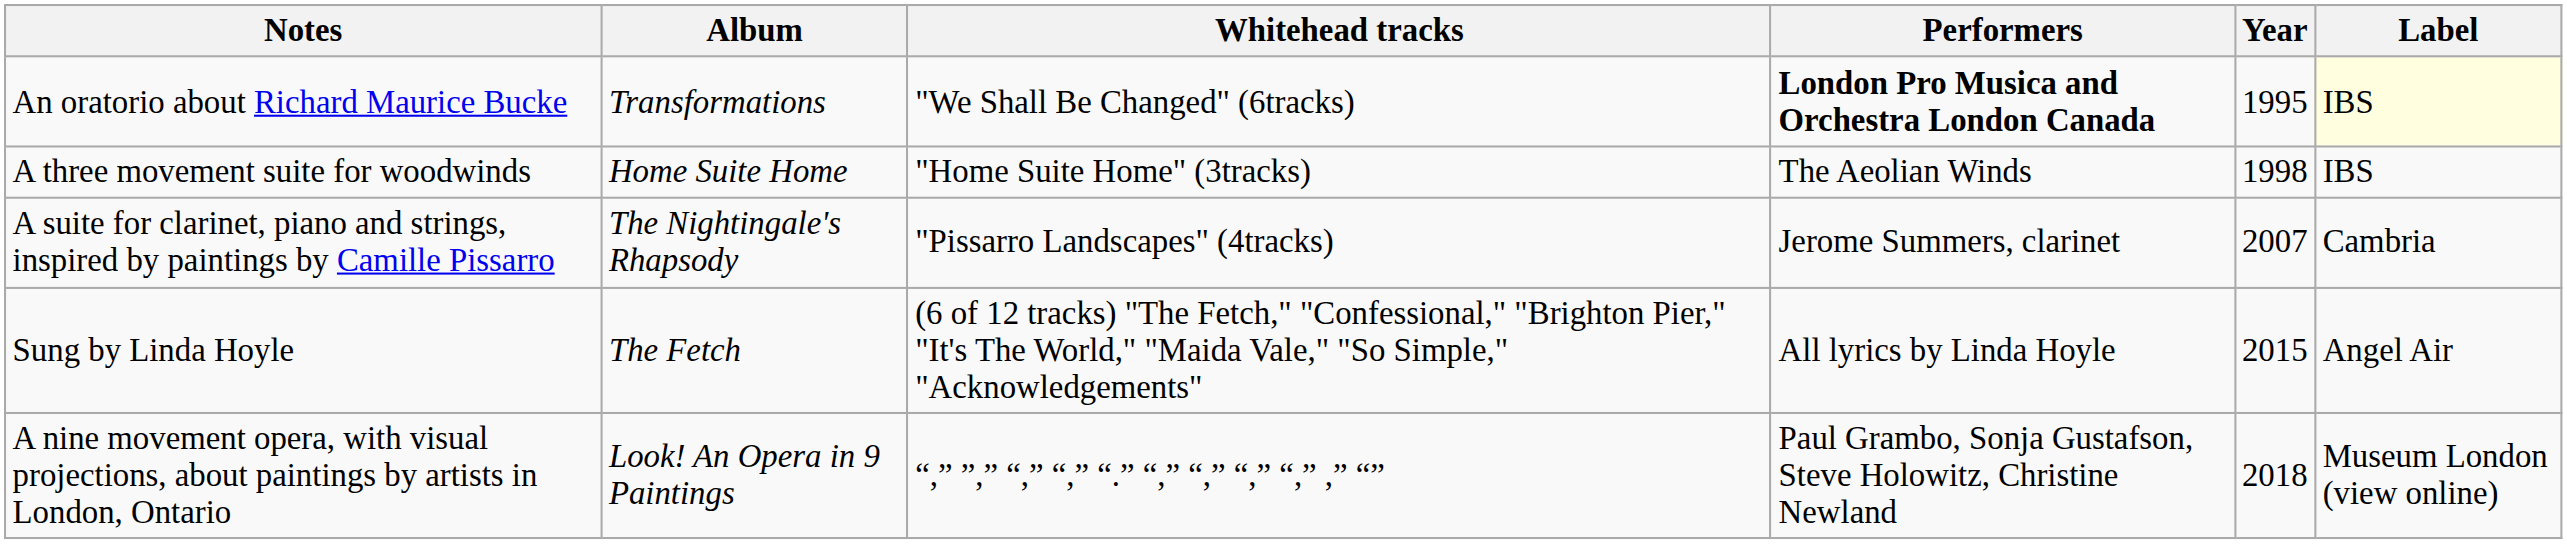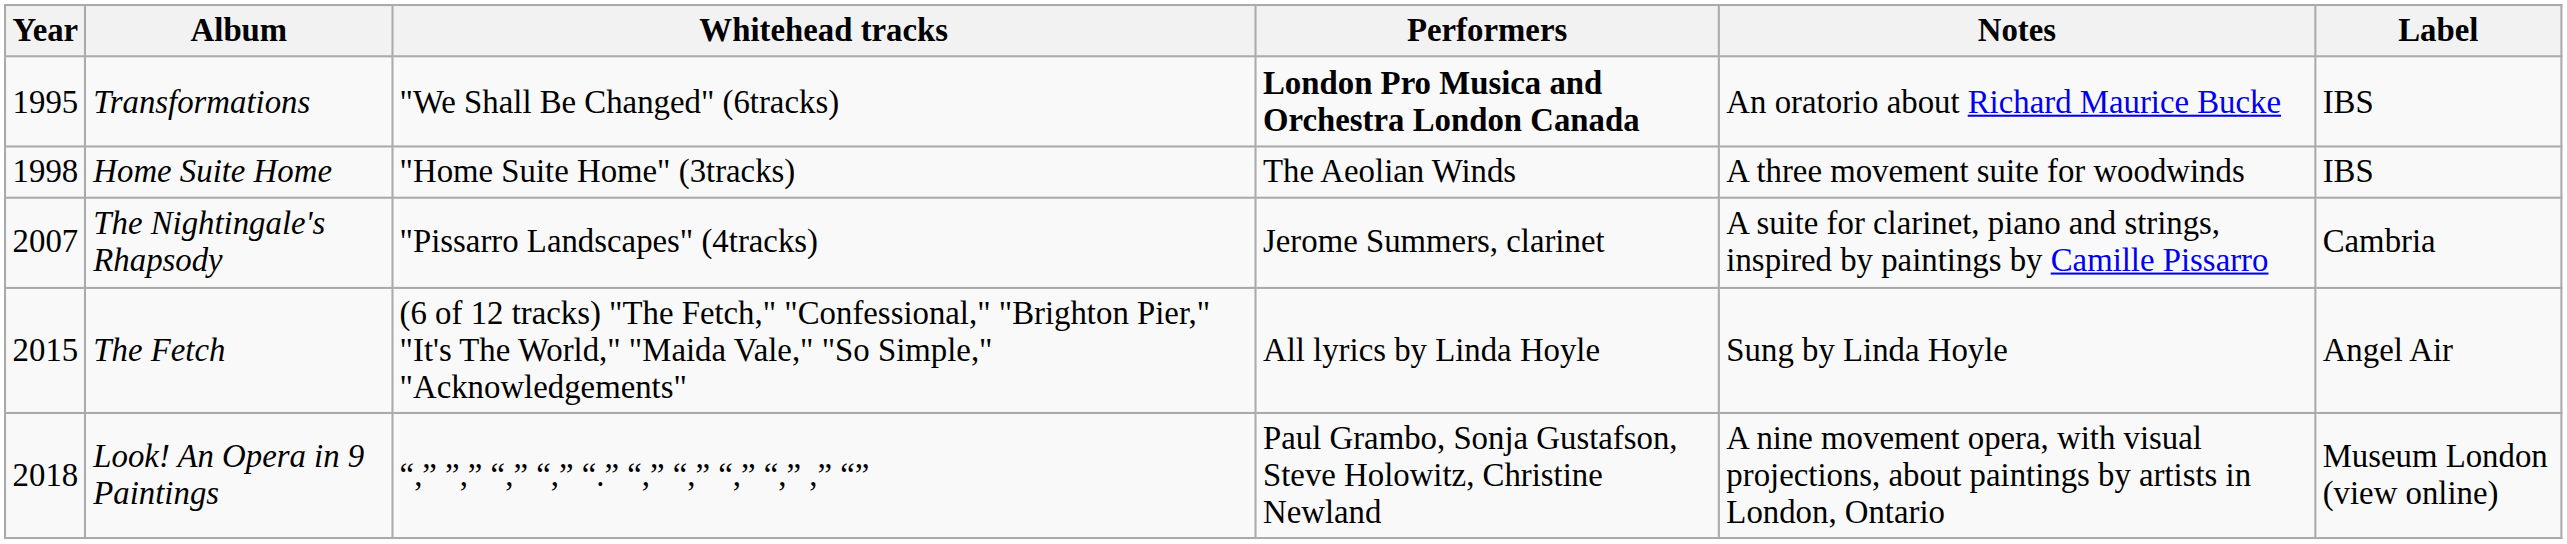columns swapped: (2275, 30) <-> (303, 30)
(2348, 100) lightyellow background -> (2348, 100) no background
